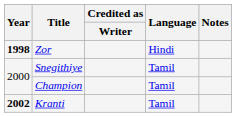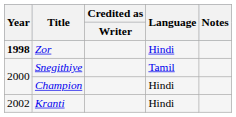(162, 85) Tamil -> (161, 85) Hindi
(18, 103) bold -> (18, 103) normal
(162, 103) Tamil -> (161, 103) Hindi
